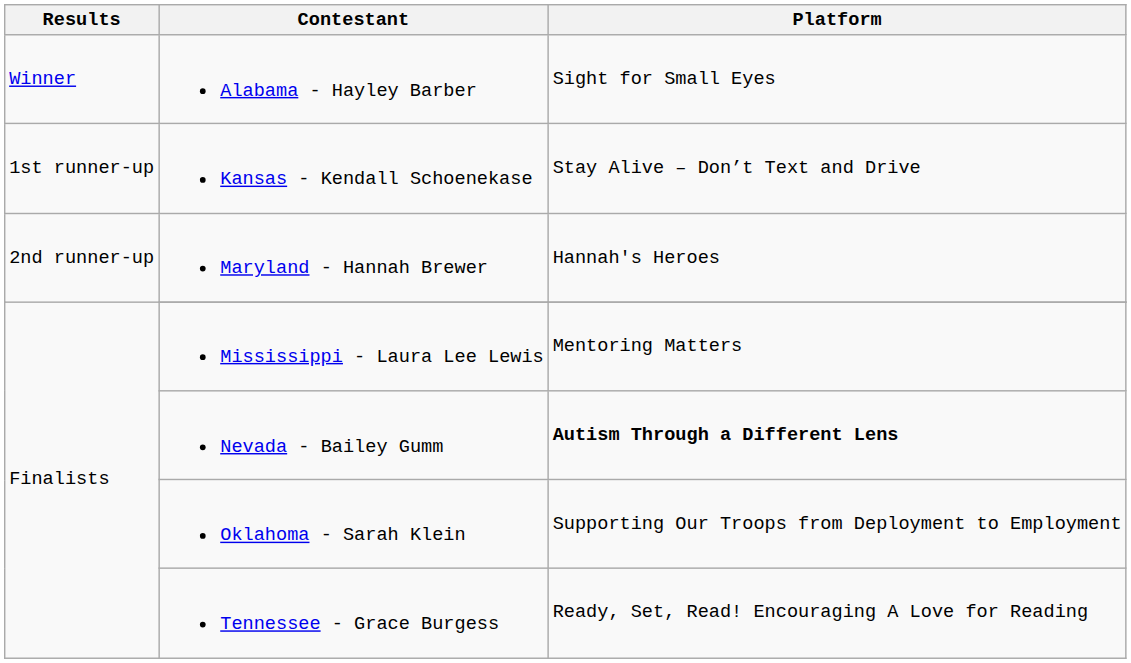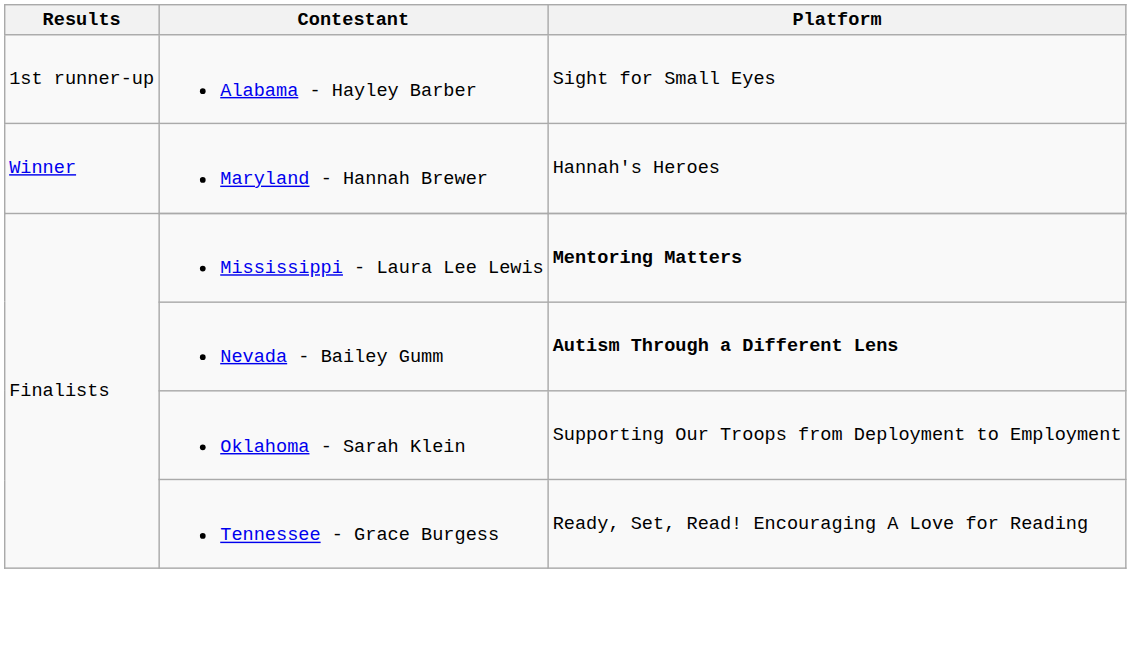(43, 79) Winner -> (82, 79) 1st runner-up
- row: (353, 179)
(82, 257) 2nd runner-up -> (43, 168) Winner
(647, 346) normal -> (647, 257) bold
